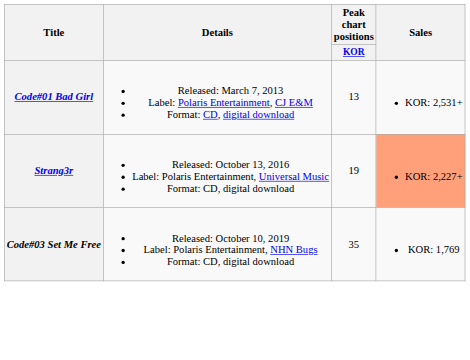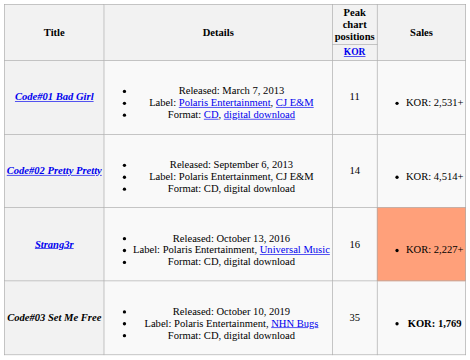(354, 97) 13 -> (355, 97) 11
+ row: (54, 170)
(354, 170) 19 -> (355, 244) 16
(421, 250) normal -> (421, 324) bold
